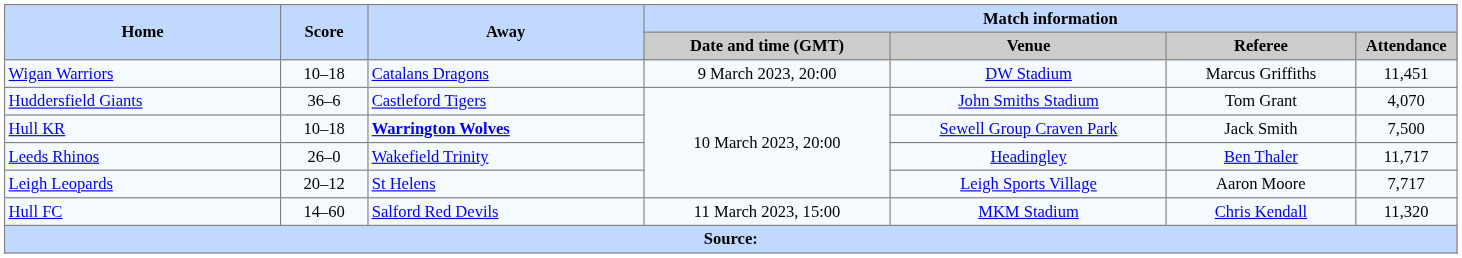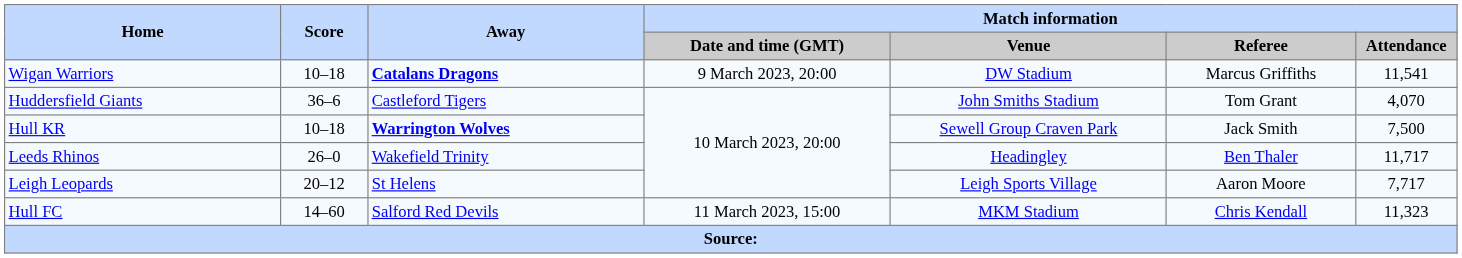(430, 73) normal -> (435, 73) bold
(1406, 73) 11,451 -> (1406, 73) 11,541
(1406, 211) 11,320 -> (1406, 211) 11,323
